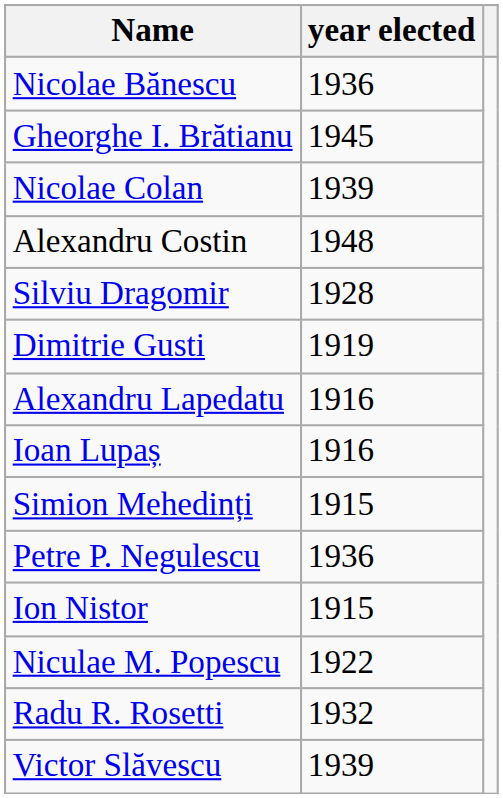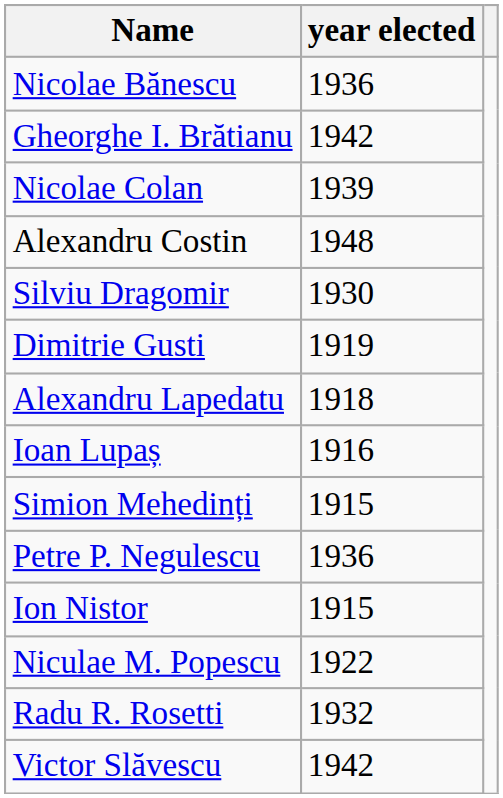(341, 135) 1945 -> (341, 135) 1942
(341, 293) 1928 -> (341, 293) 1930
(341, 398) 1916 -> (341, 398) 1918
(341, 766) 1939 -> (341, 766) 1942
